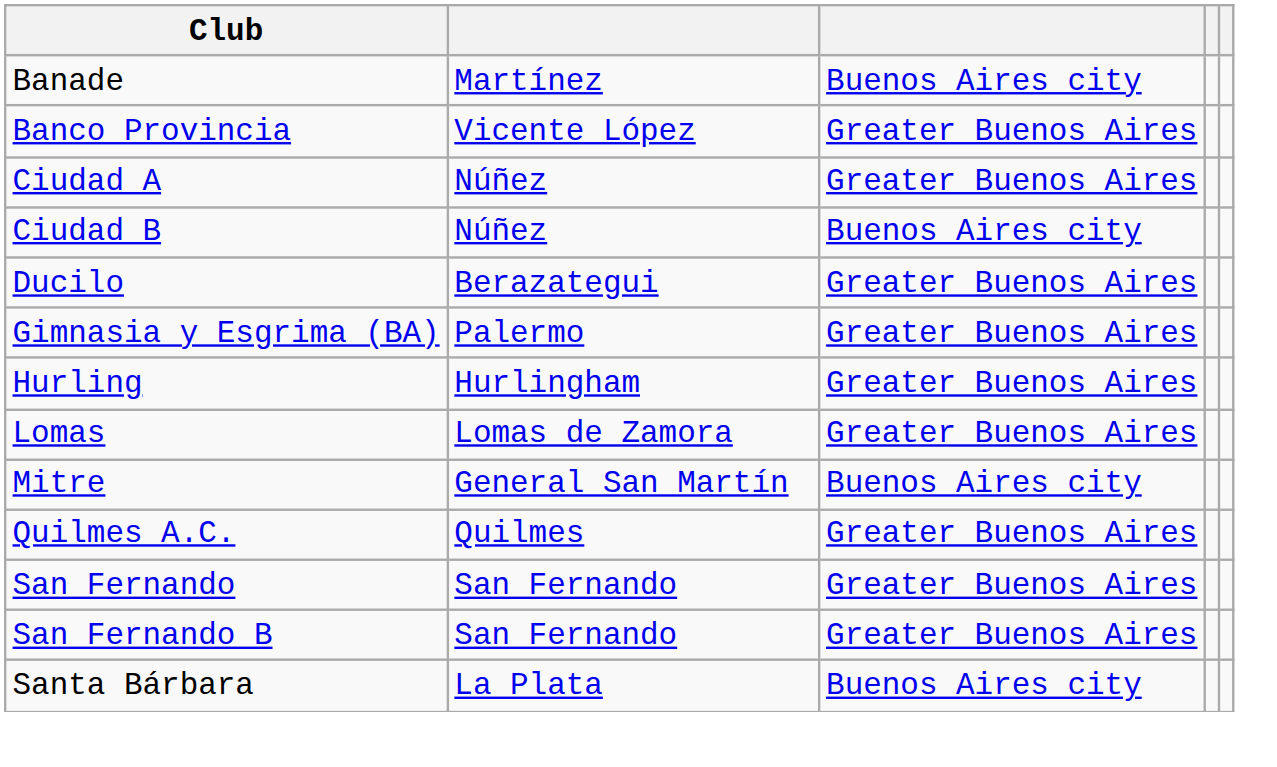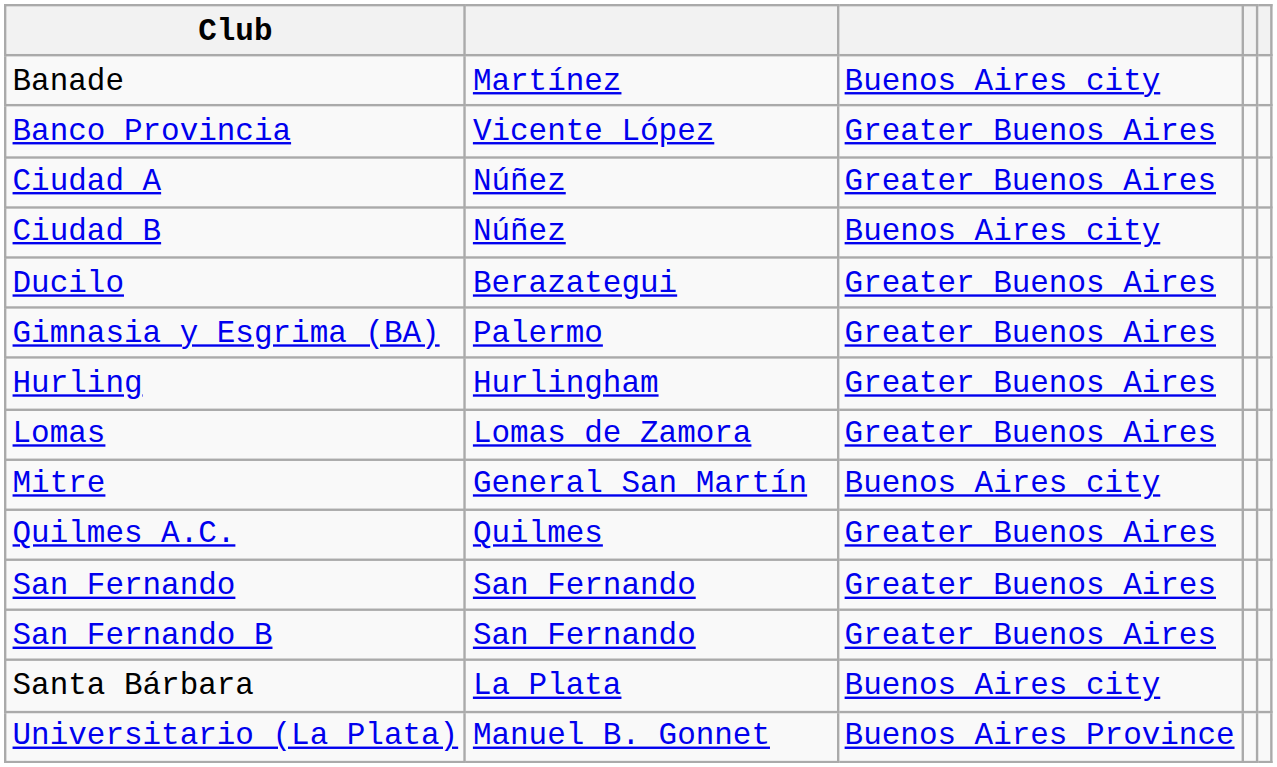+ row: (235, 736)
